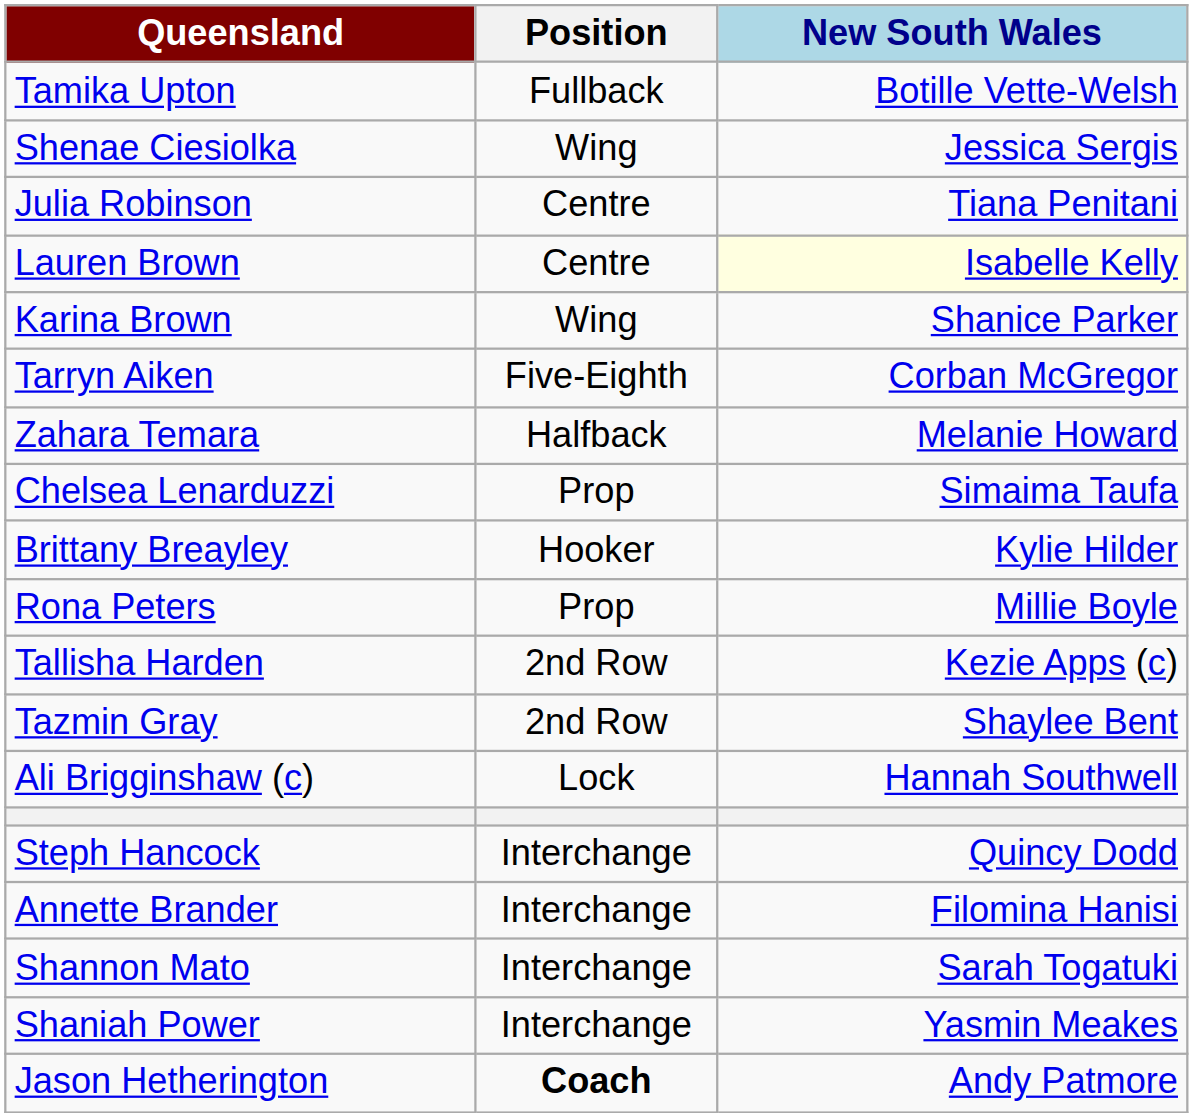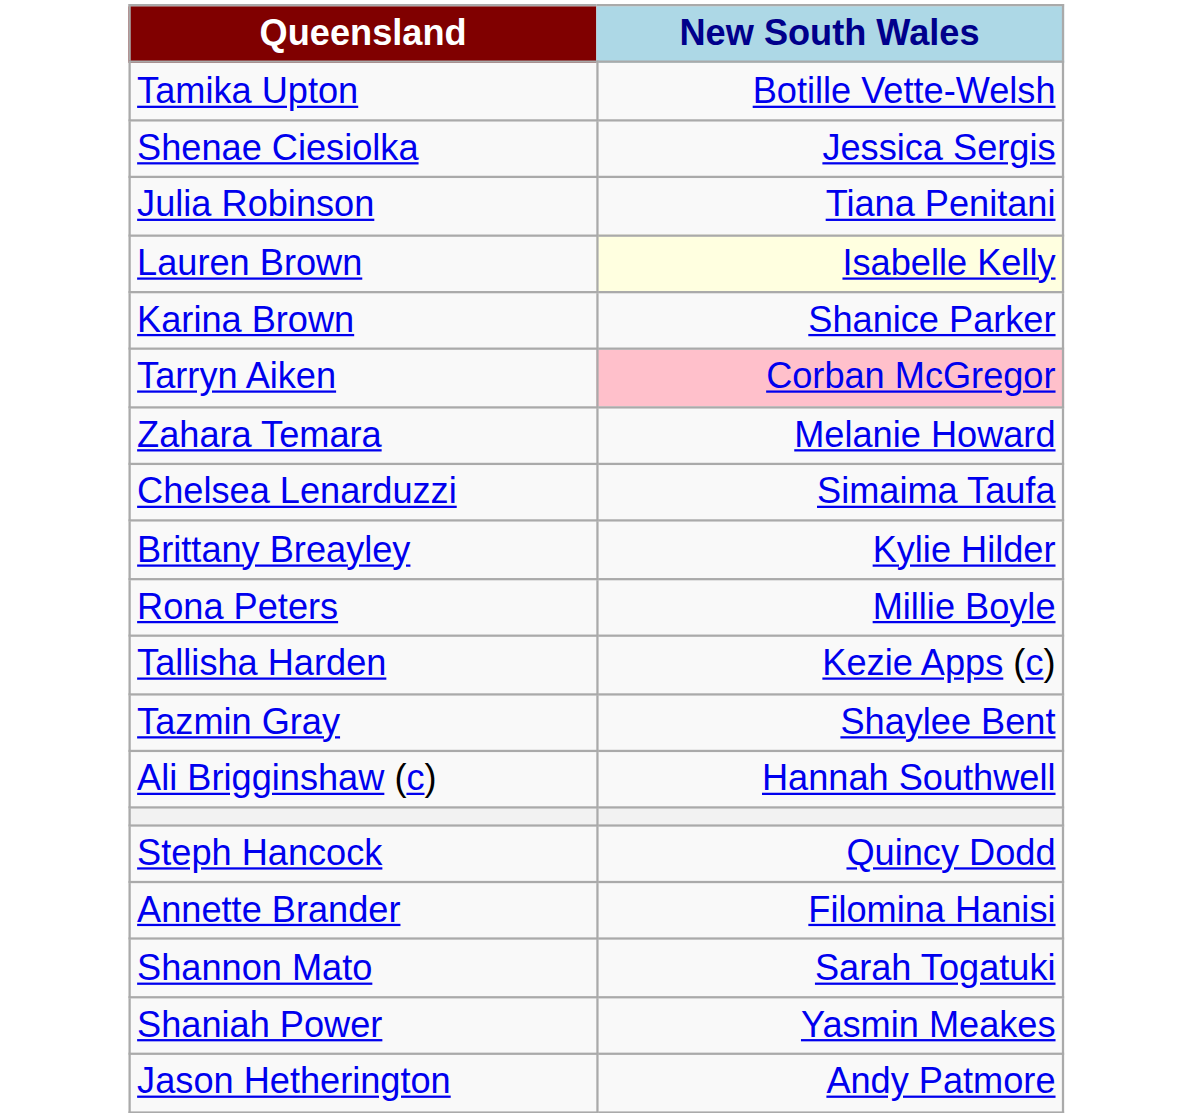- column: (596, 33)
(1033, 377) no background -> (911, 377) pink background
